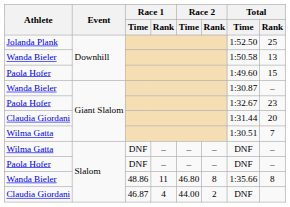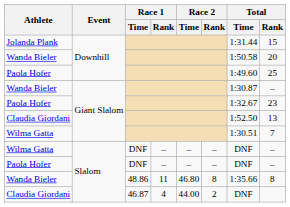(243, 42) 1:52.50 -> (243, 42) 1:31.44
(272, 42) 25 -> (272, 42) 15
(272, 58) 13 -> (272, 58) 20
(272, 73) 15 -> (272, 73) 25
(243, 118) 1:31.44 -> (243, 118) 1:52.50
(272, 118) 20 -> (272, 118) 13
